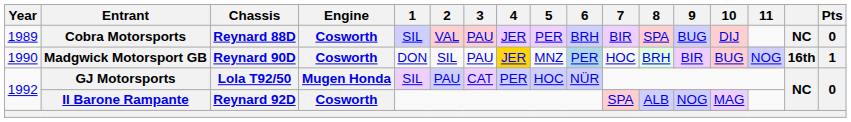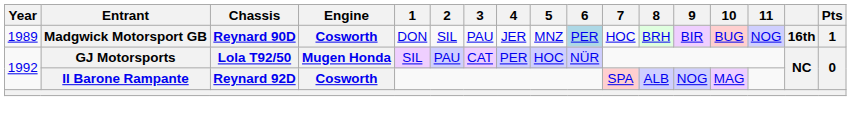- row: (125, 36)
(23, 57) 1990 -> (23, 36) 1989
(514, 57) gold background -> (514, 36) no background
